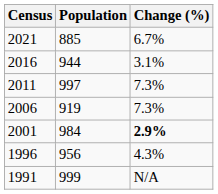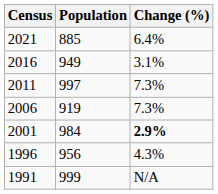(149, 39) 6.7% -> (149, 39) 6.4%
(70, 62) 944 -> (70, 62) 949
